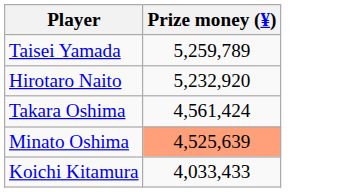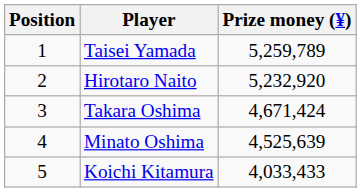+ column: (42, 19)
(212, 111) 4,561,424 -> (287, 111) 4,671,424
(212, 141) lightsalmon background -> (287, 141) no background
